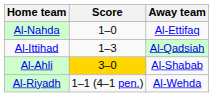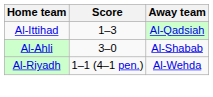- row: (37, 30)
(107, 65) gold background -> (107, 48) no background
